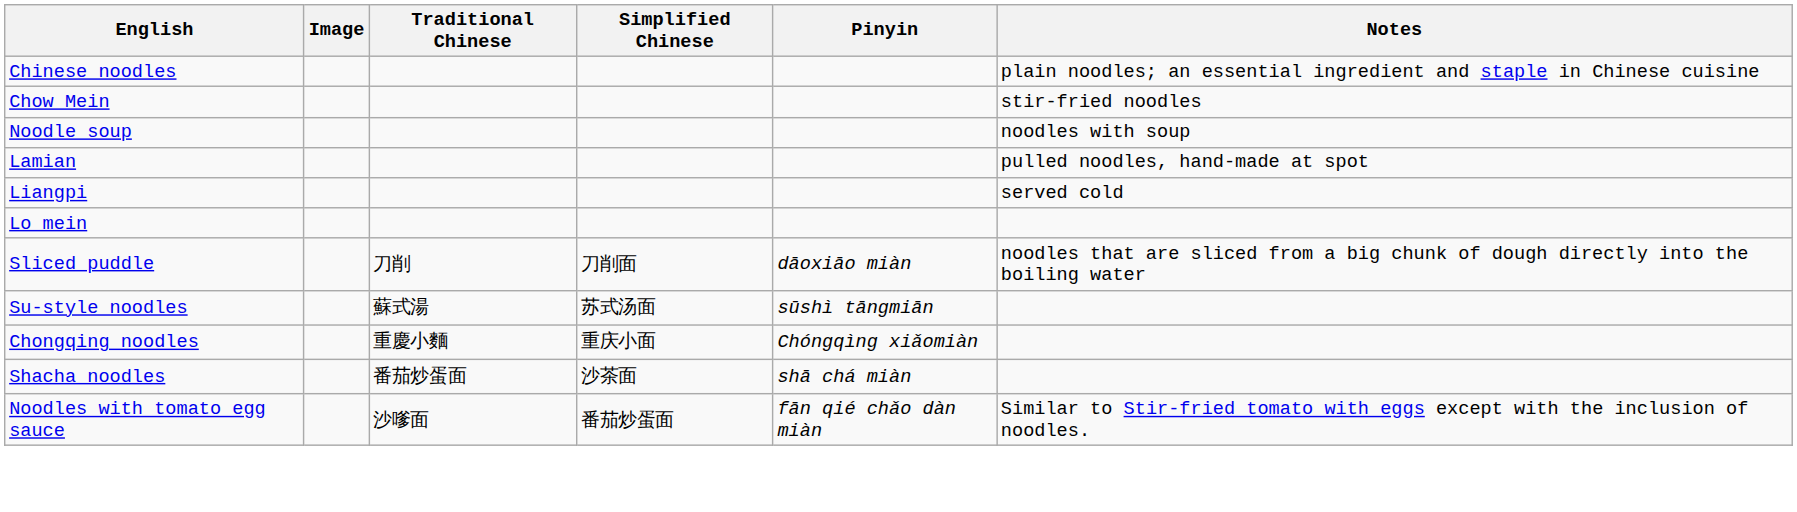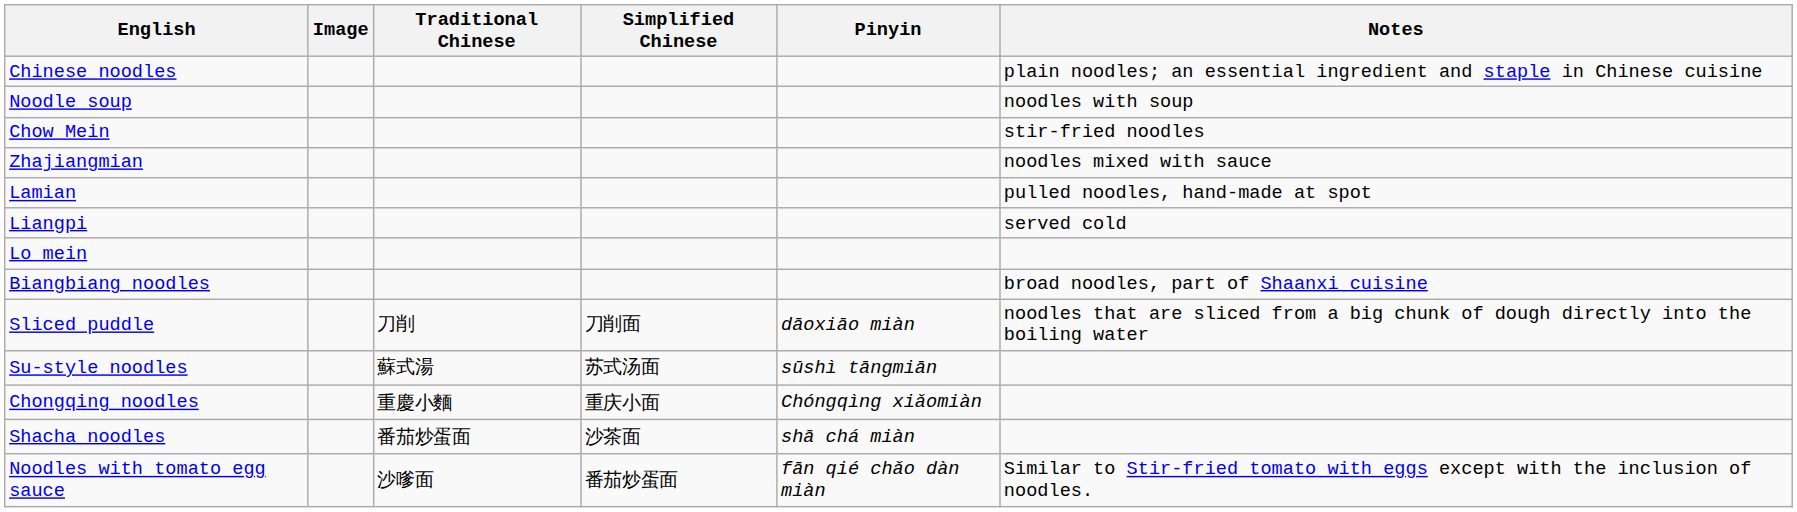rows swapped: (59, 102) <-> (71, 132)
+ row: (76, 163)
+ row: (110, 284)
